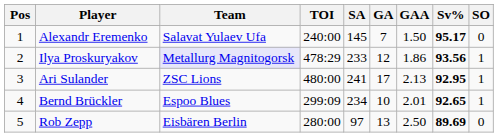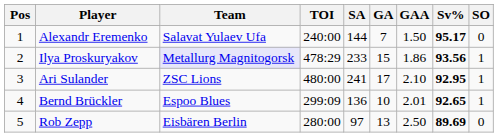(357, 36) 145 -> (357, 36) 144
(383, 57) 12 -> (383, 57) 15
(414, 79) 2.13 -> (414, 79) 2.10
(357, 100) 234 -> (357, 100) 136
